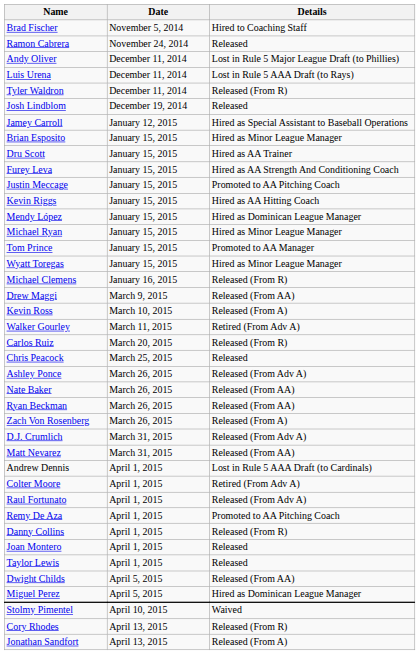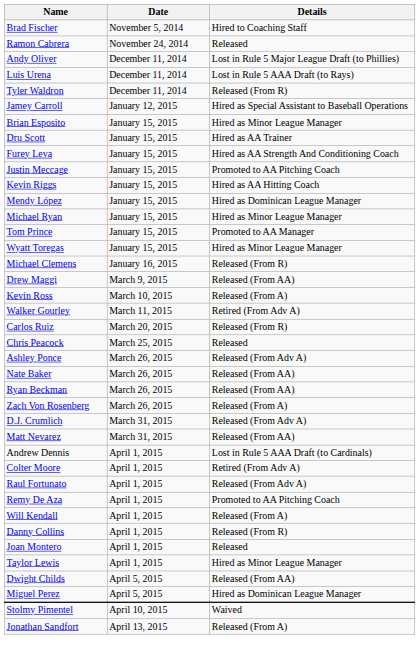- row: (36, 106)
+ row: (32, 515)
(230, 563) Released -> (277, 563) Hired as Minor League Manager
- row: (33, 626)
